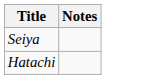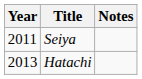+ column: (23, 16)
